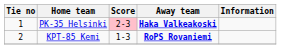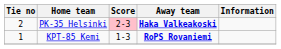(21, 24) 1 -> (21, 24) 2
(21, 37) 2 -> (21, 37) 1
